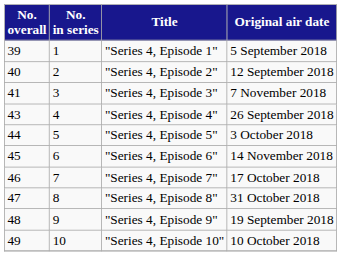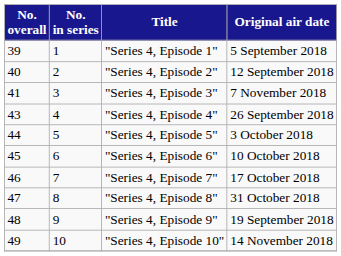(282, 156) 14 November 2018 -> (275, 156) 10 October 2018
(275, 240) 10 October 2018 -> (282, 240) 14 November 2018
